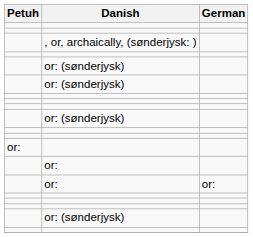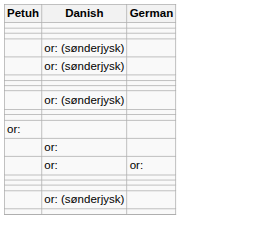- row: (23, 42)
